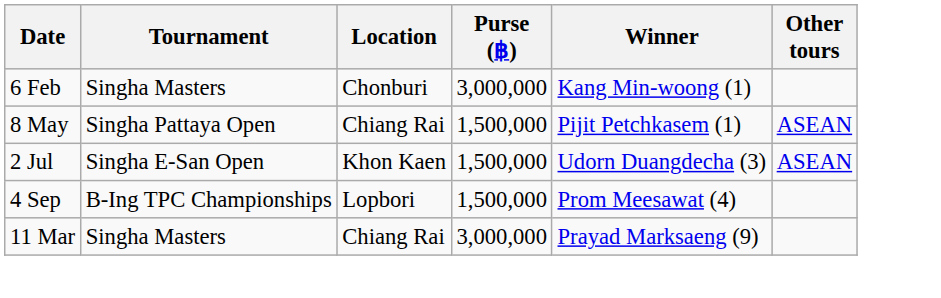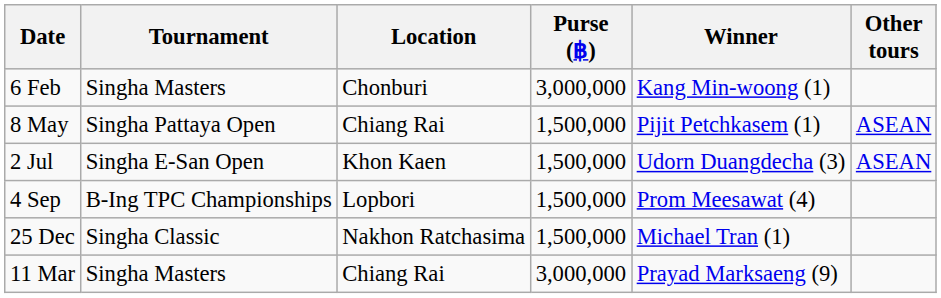+ row: (42, 236)
